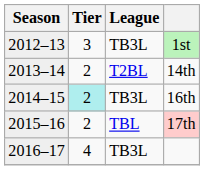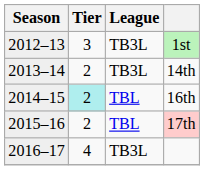(128, 71) T2BL -> (128, 71) TB3L
(128, 97) TB3L -> (124, 97) TBL
